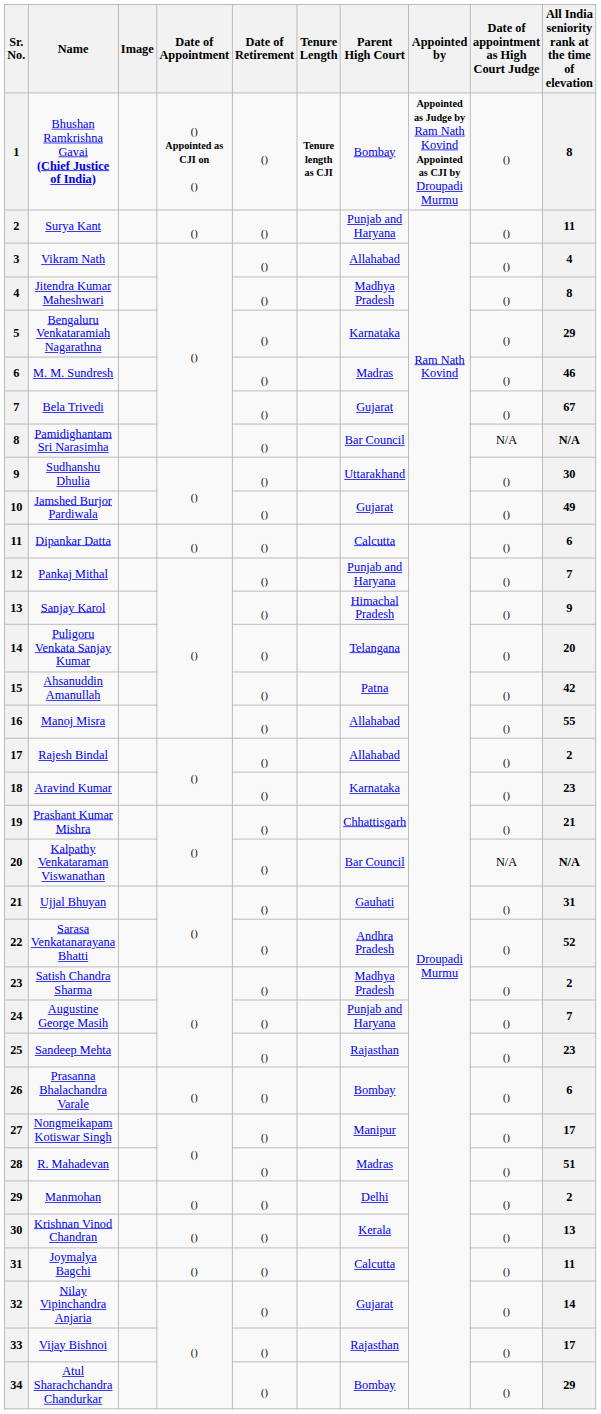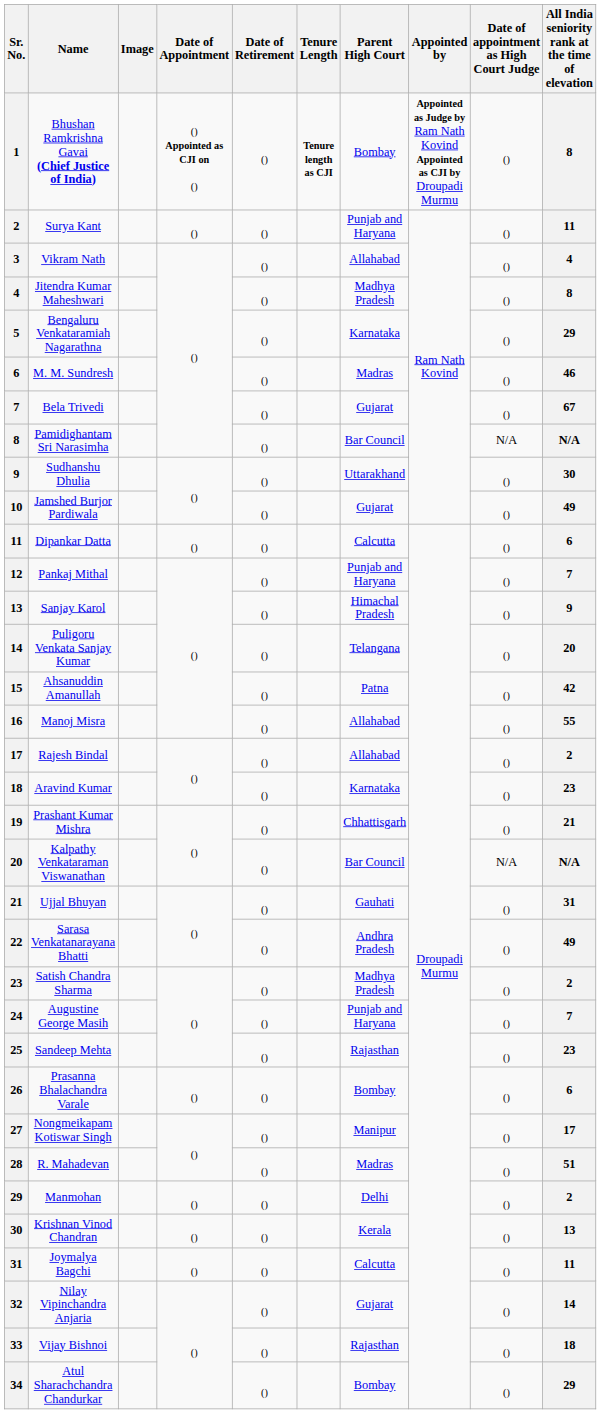(569, 943) 52 -> (569, 943) 49
(569, 1345) 17 -> (569, 1345) 18
